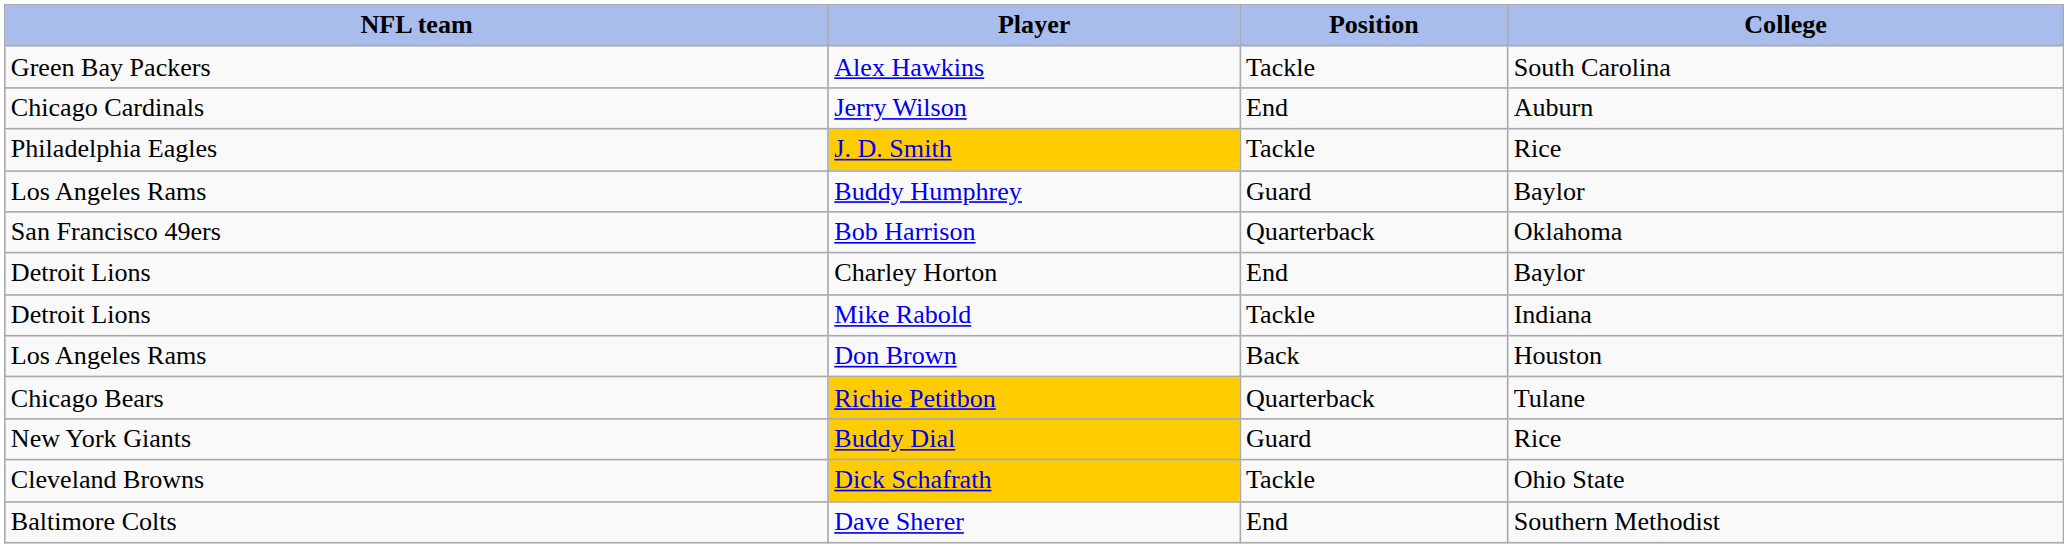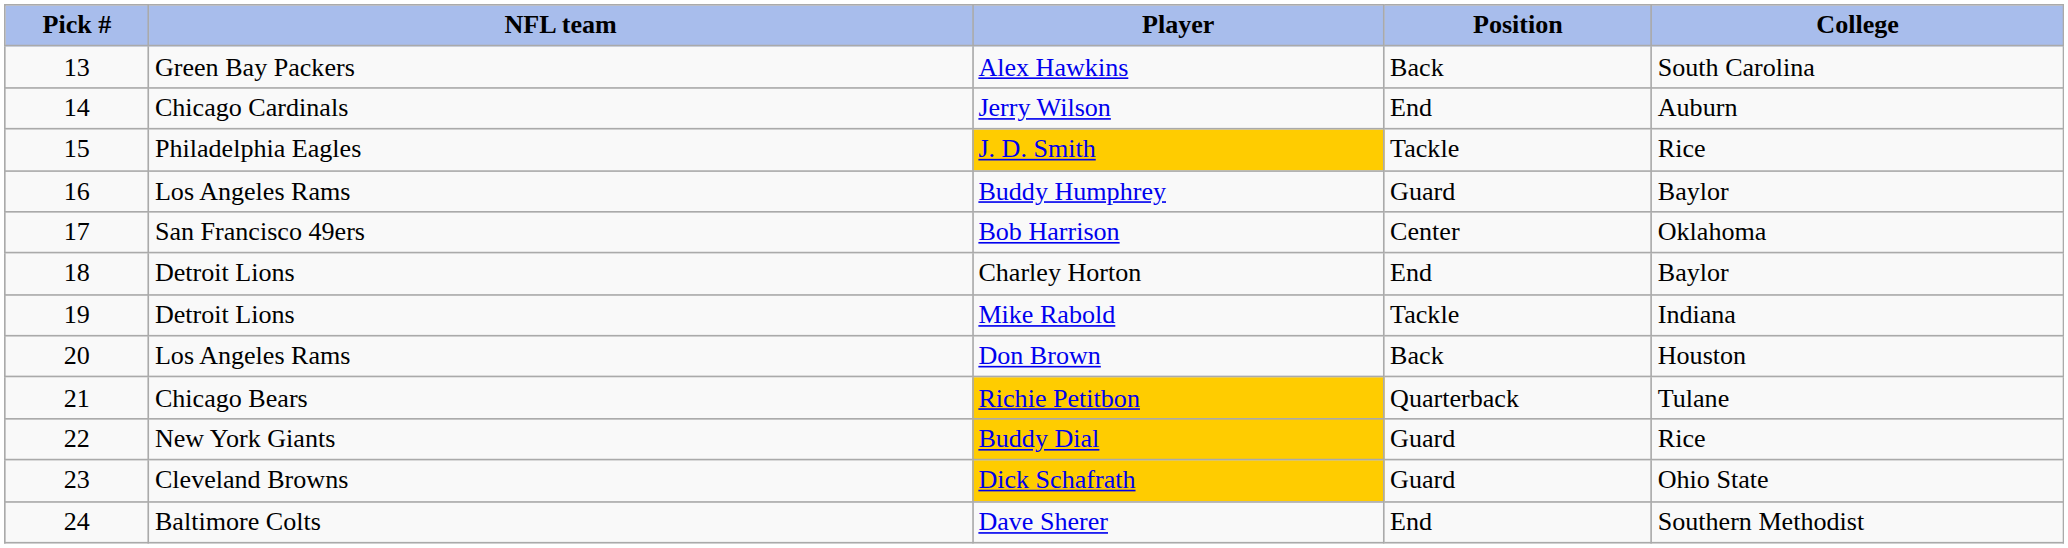+ column: (77, 25)
(1281, 66) Tackle -> (1417, 66) Back
(1310, 231) Quarterback -> (1425, 231) Center
(1281, 480) Tackle -> (1423, 480) Guard
